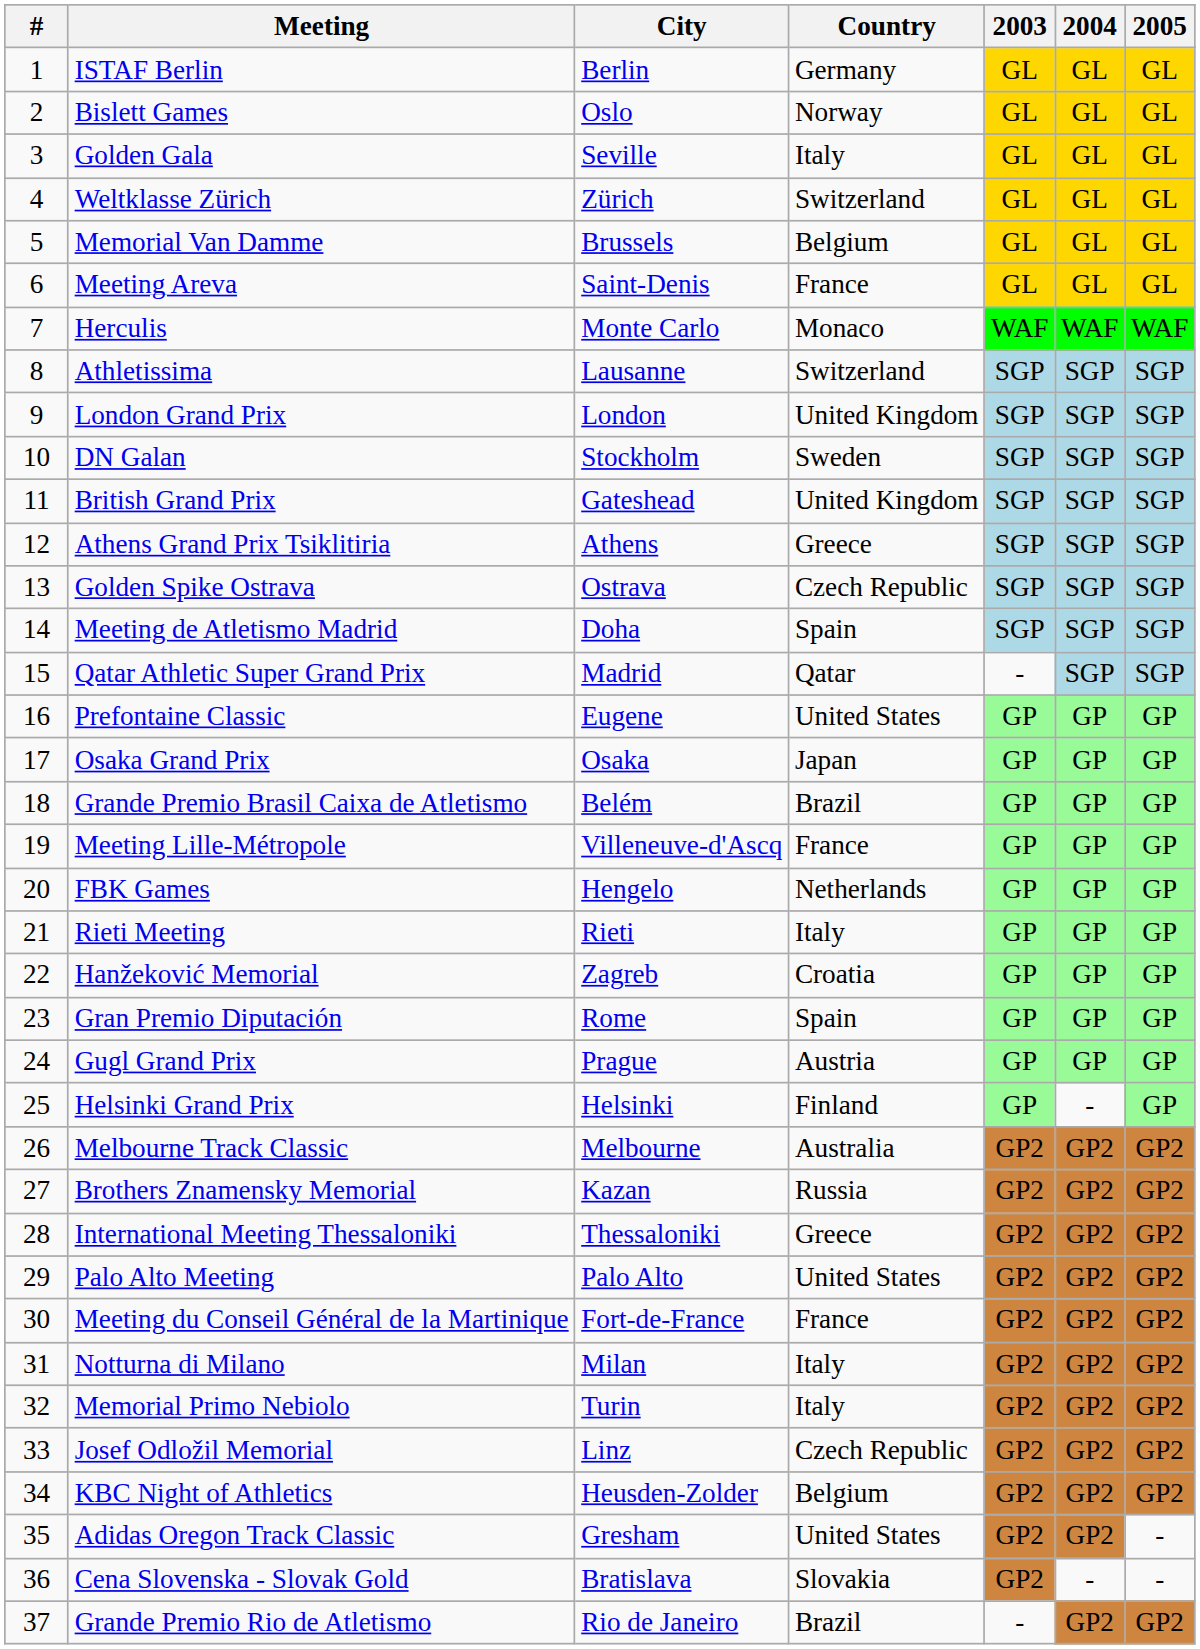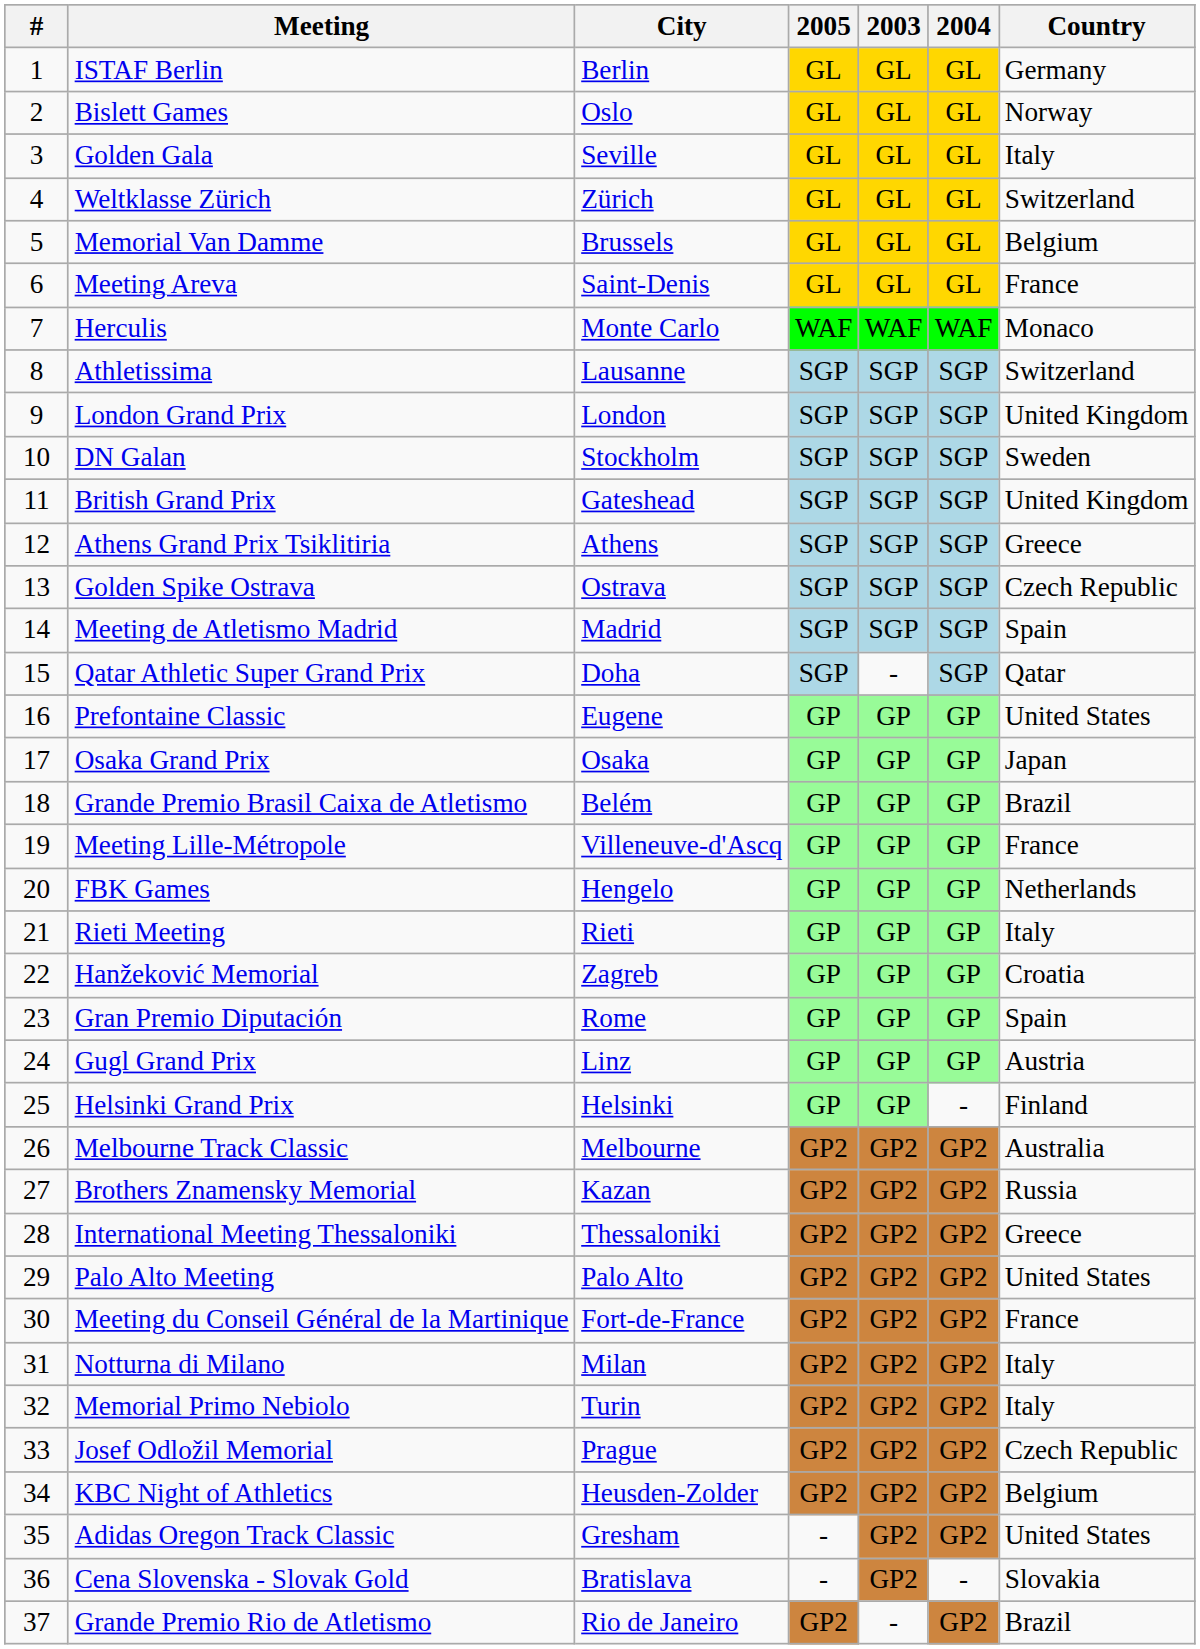columns swapped: (887, 26) <-> (1160, 26)
(611, 629) Doha -> (621, 629) Madrid
(621, 673) Madrid -> (611, 673) Doha
(619, 1061) Prague -> (606, 1061) Linz
(606, 1449) Linz -> (619, 1449) Prague
